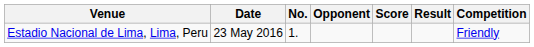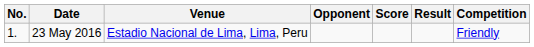columns swapped: (298, 14) <-> (108, 14)
